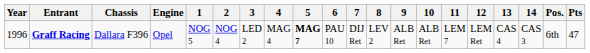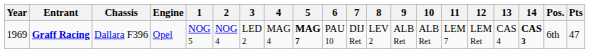(17, 34) 1996 -> (17, 34) 1969
(531, 34) normal -> (531, 34) bold
